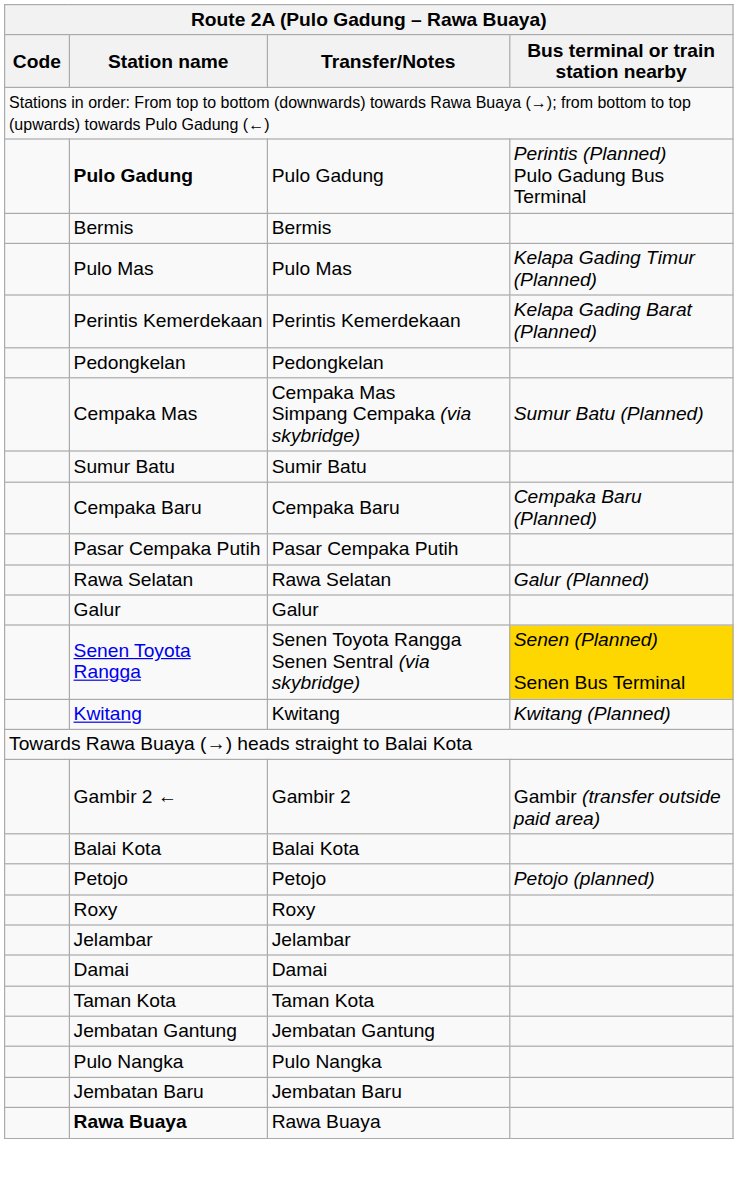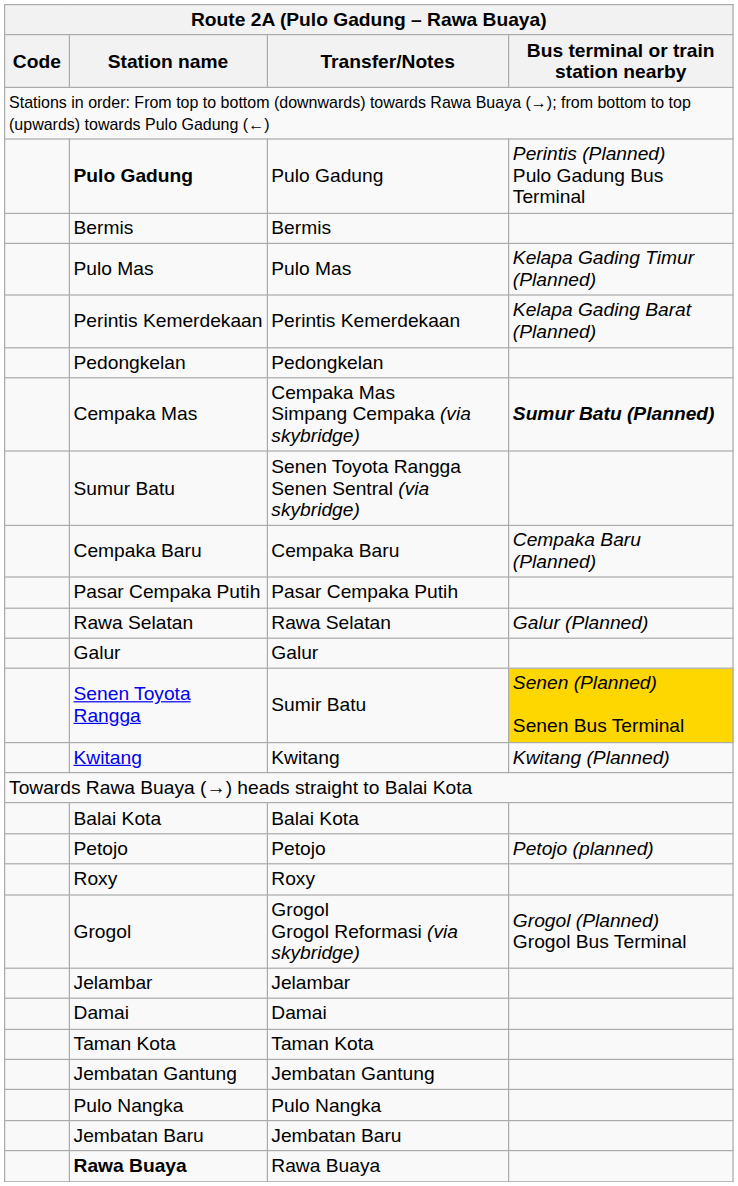(609, 414) normal -> (614, 414) bold
(319, 466) Sumir Batu -> (366, 488) Senen Toyota Rangga Senen Sentral (via skybridge)
(367, 662) Senen Toyota Rangga Senen Sentral (via skybridge) -> (319, 705) Sumir Batu
- row: (125, 796)
+ row: (102, 931)
